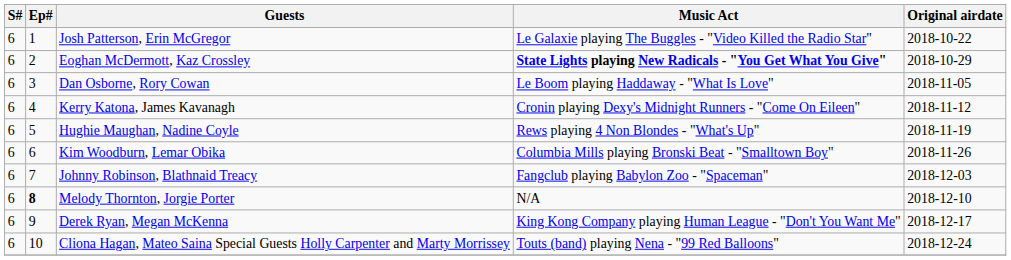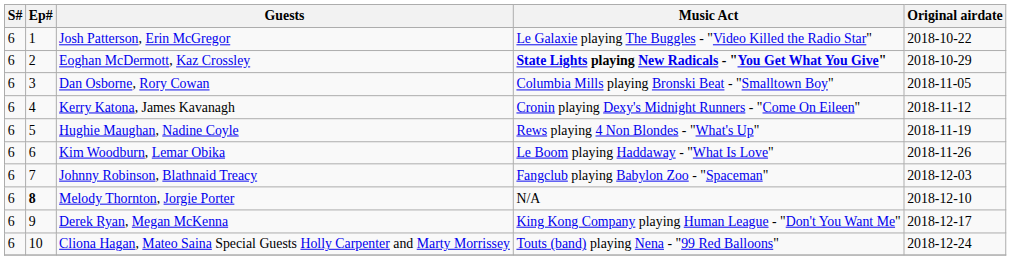(645, 84) Le Boom playing Haddaway - "What Is Love" -> (675, 84) Columbia Mills playing Bronski Beat - "Smalltown Boy"
(675, 153) Columbia Mills playing Bronski Beat - "Smalltown Boy" -> (645, 153) Le Boom playing Haddaway - "What Is Love"
